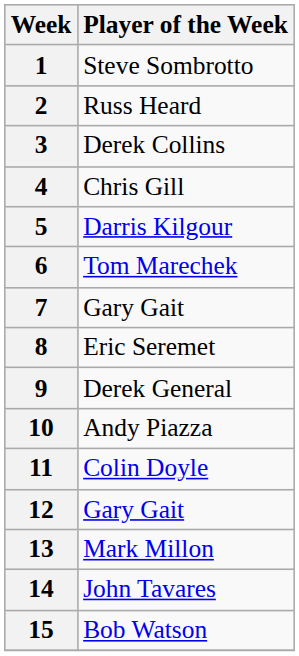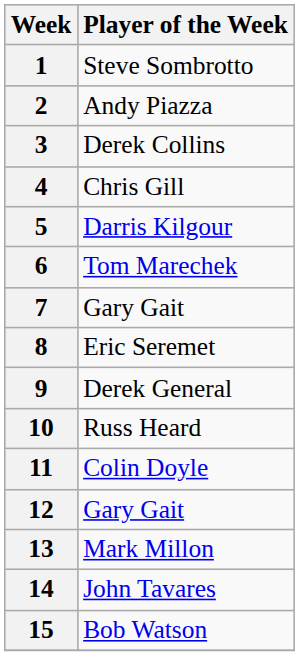(142, 105) Russ Heard -> (148, 105) Andy Piazza
(148, 428) Andy Piazza -> (142, 428) Russ Heard
